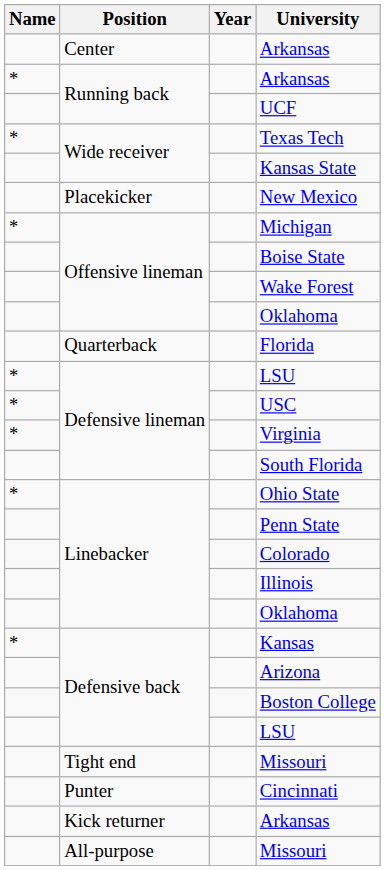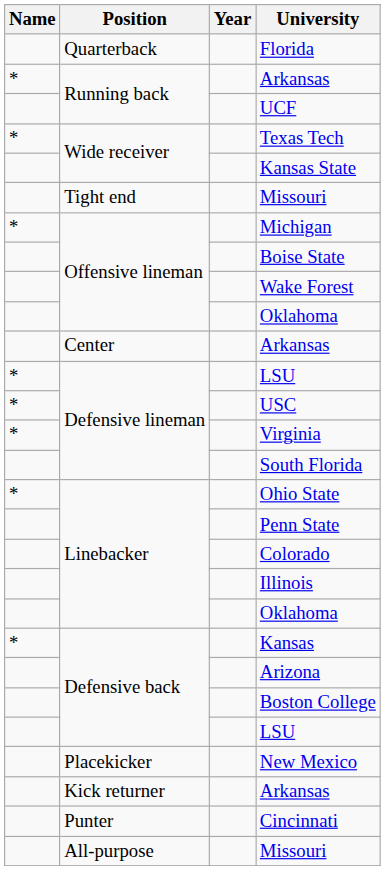rows swapped: (111, 345) <-> (89, 49)
rows swapped: (100, 761) <-> (108, 197)
rows swapped: (89, 791) <-> (114, 820)
